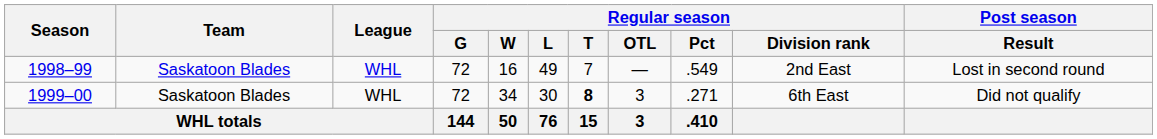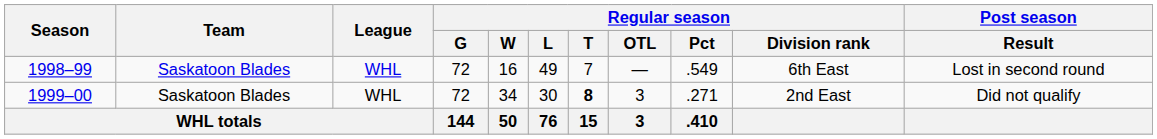(818, 70) 2nd East -> (818, 70) 6th East
(818, 96) 6th East -> (818, 96) 2nd East
